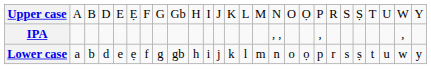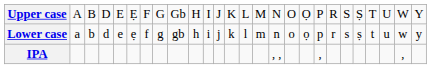rows swapped: (37, 53) <-> (37, 34)
